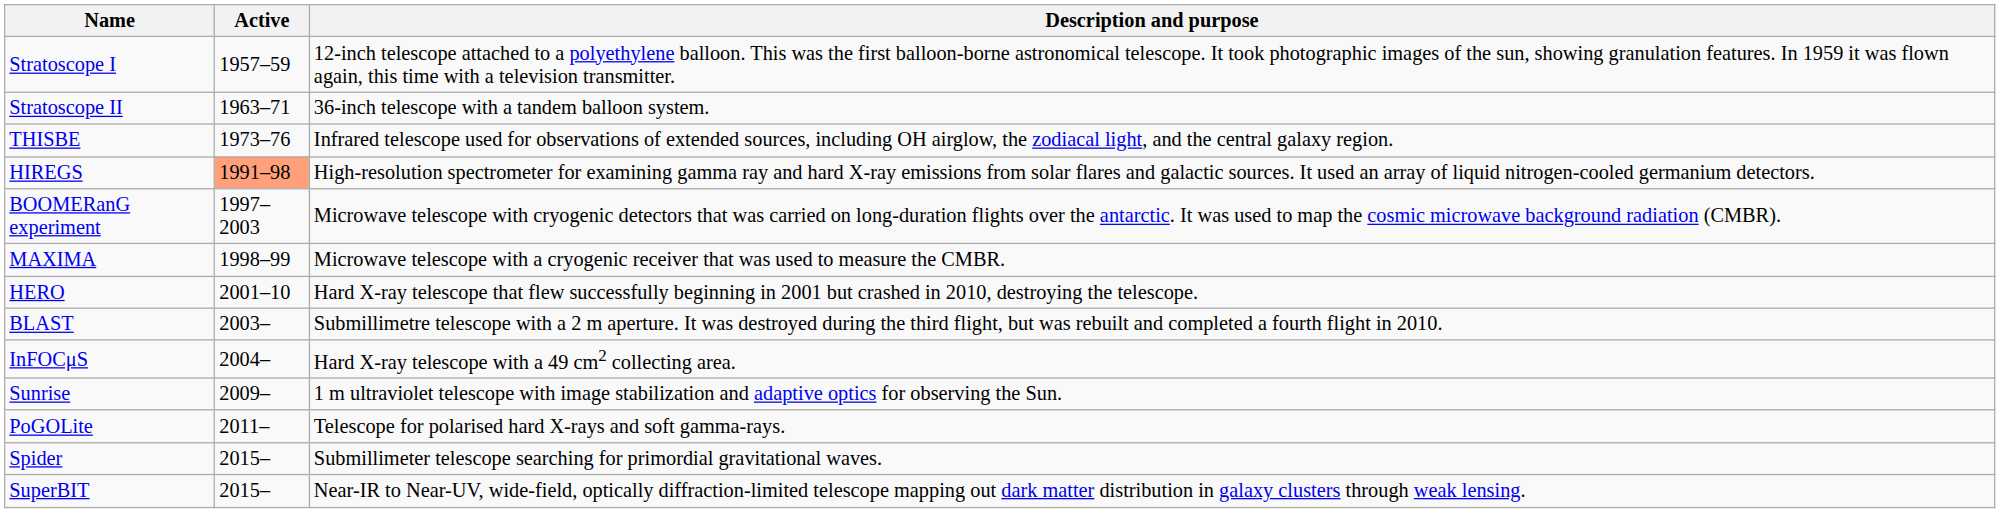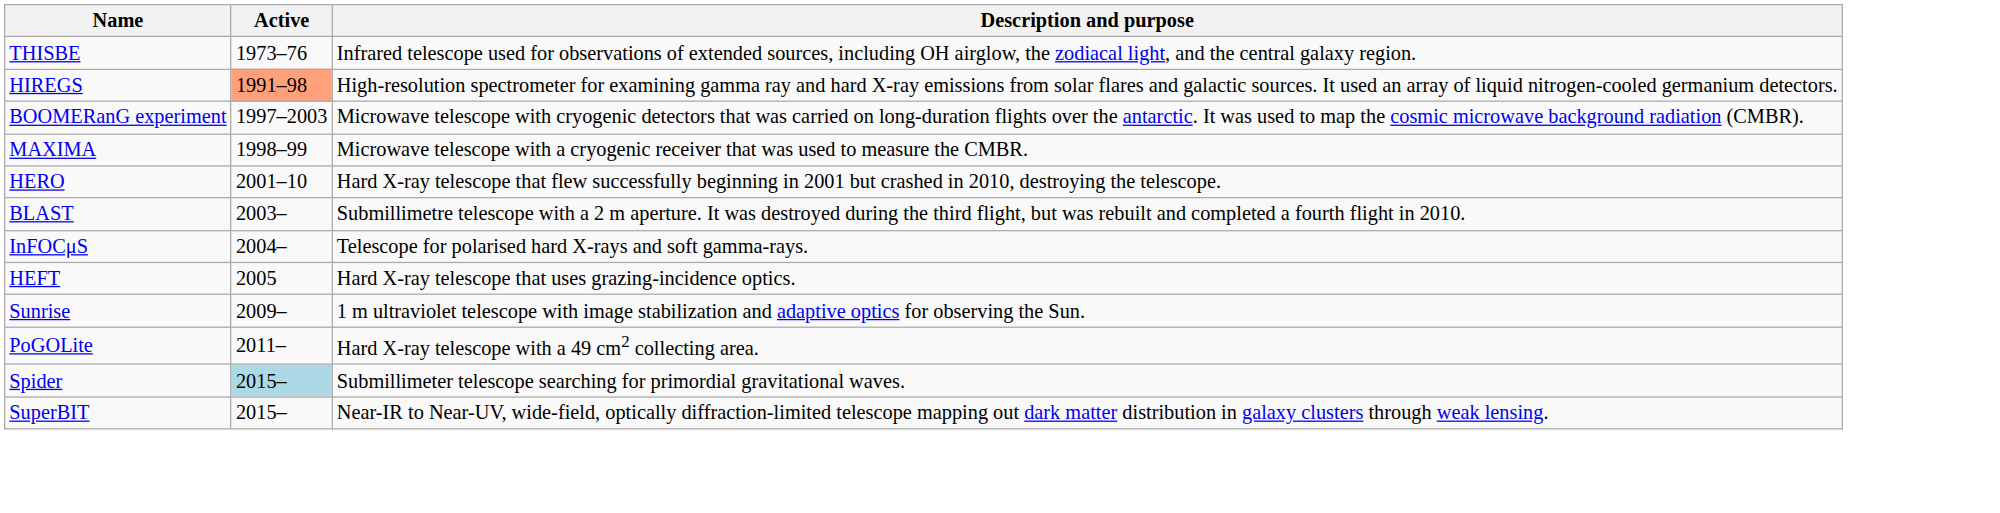- row: (63, 64)
- row: (66, 107)
(525, 359) Hard X-ray telescope with a 49 cm2 collecting area. -> (572, 246) Telescope for polarised hard X-rays and soft gamma-rays.
+ row: (35, 278)
(550, 426) Telescope for polarised hard X-rays and soft gamma-rays. -> (548, 345) Hard X-ray telescope with a 49 cm2 collecting area.
(245, 458) no background -> (261, 380) lightblue background
